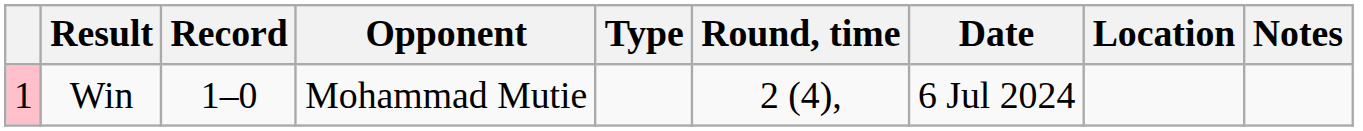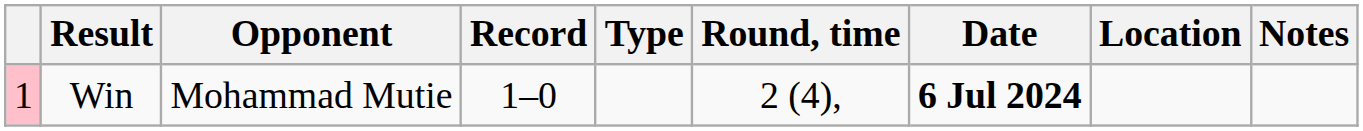columns swapped: (229, 34) <-> (446, 34)
(997, 94) normal -> (1000, 94) bold
